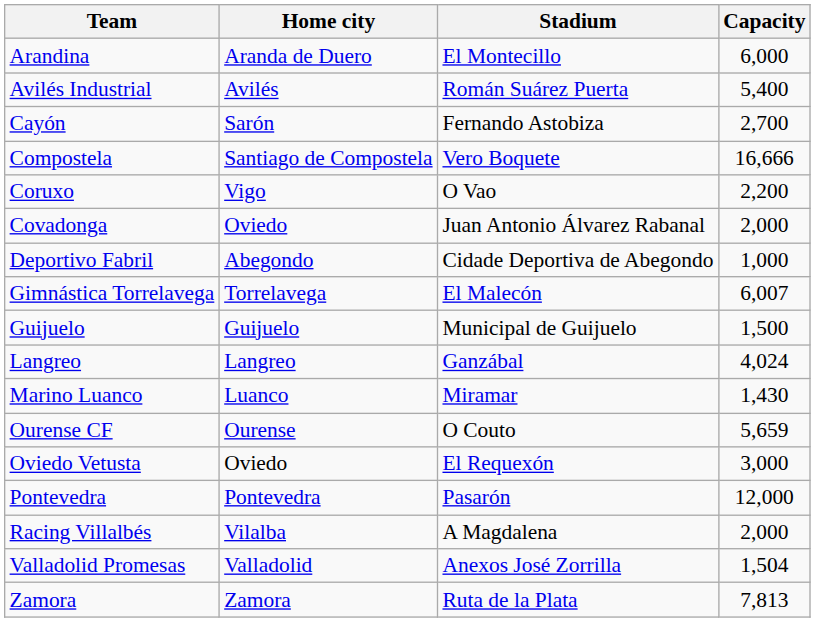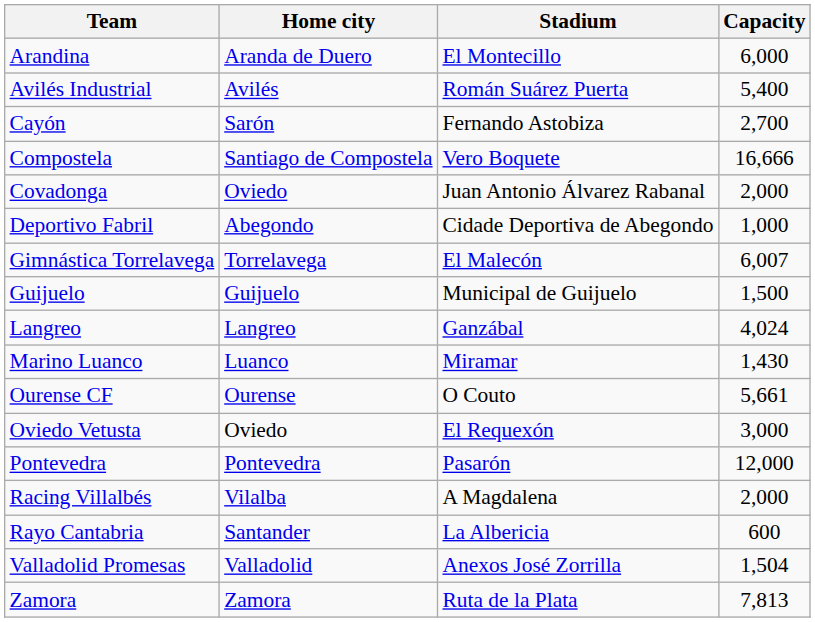- row: (42, 191)
(764, 429) 5,659 -> (764, 395) 5,661
+ row: (77, 531)
